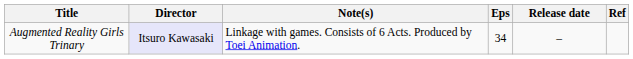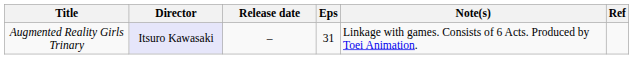columns swapped: (559, 13) <-> (356, 13)
(500, 38) 34 -> (328, 38) 31
